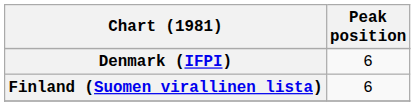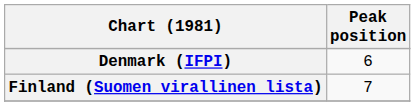(368, 88) 6 -> (368, 88) 7
